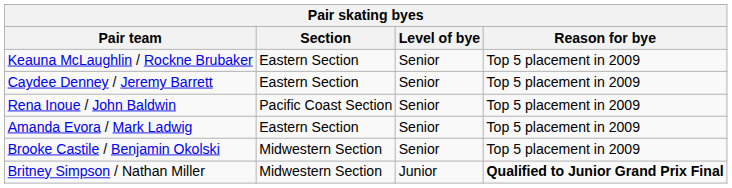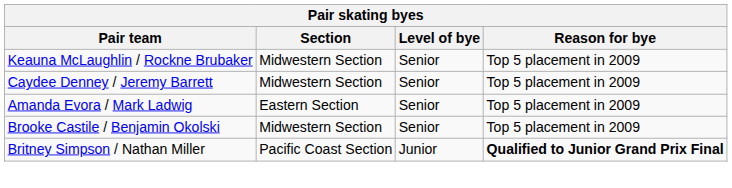(309, 60) Eastern Section -> (321, 60) Midwestern Section
(309, 82) Eastern Section -> (321, 82) Midwestern Section
- row: (92, 104)
(321, 171) Midwestern Section -> (326, 149) Pacific Coast Section
